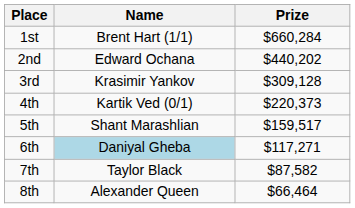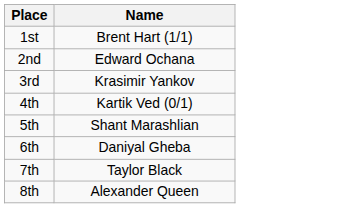- column: (292, 15)
(145, 147) lightblue background -> (145, 147) no background
